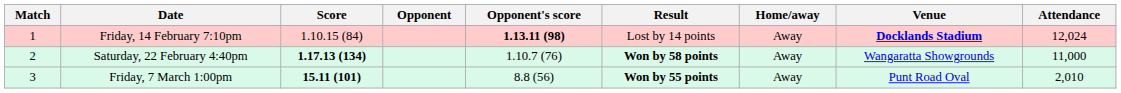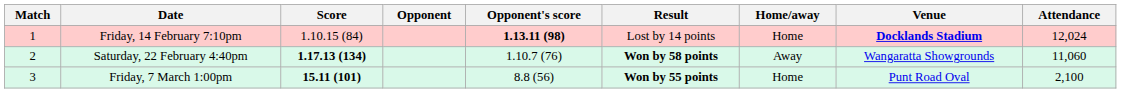(788, 36) Away -> (788, 36) Home
(1069, 57) 11,000 -> (1069, 57) 11,060
(788, 78) Away -> (788, 78) Home
(1069, 78) 2,010 -> (1069, 78) 2,100
